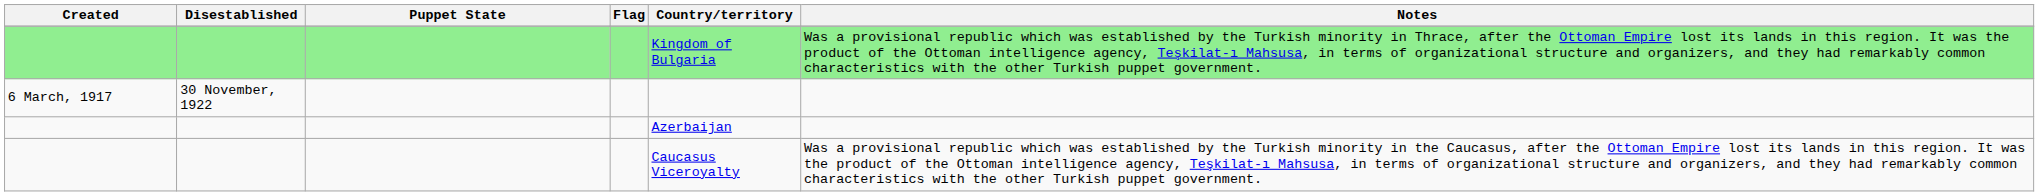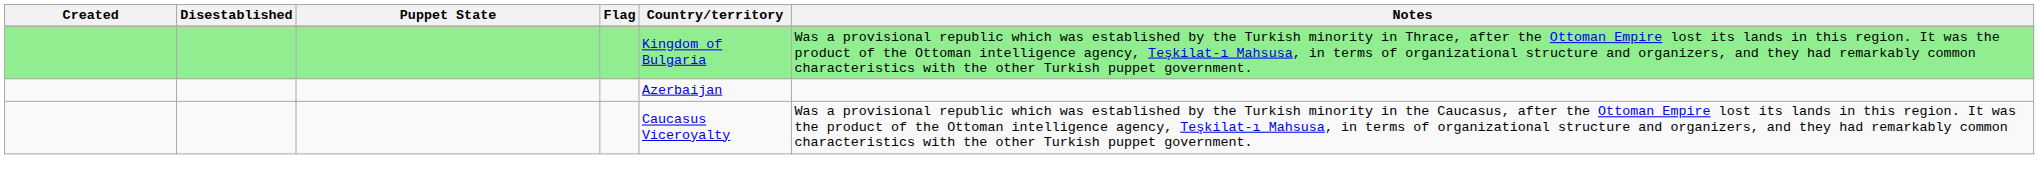- row: (60, 98)
